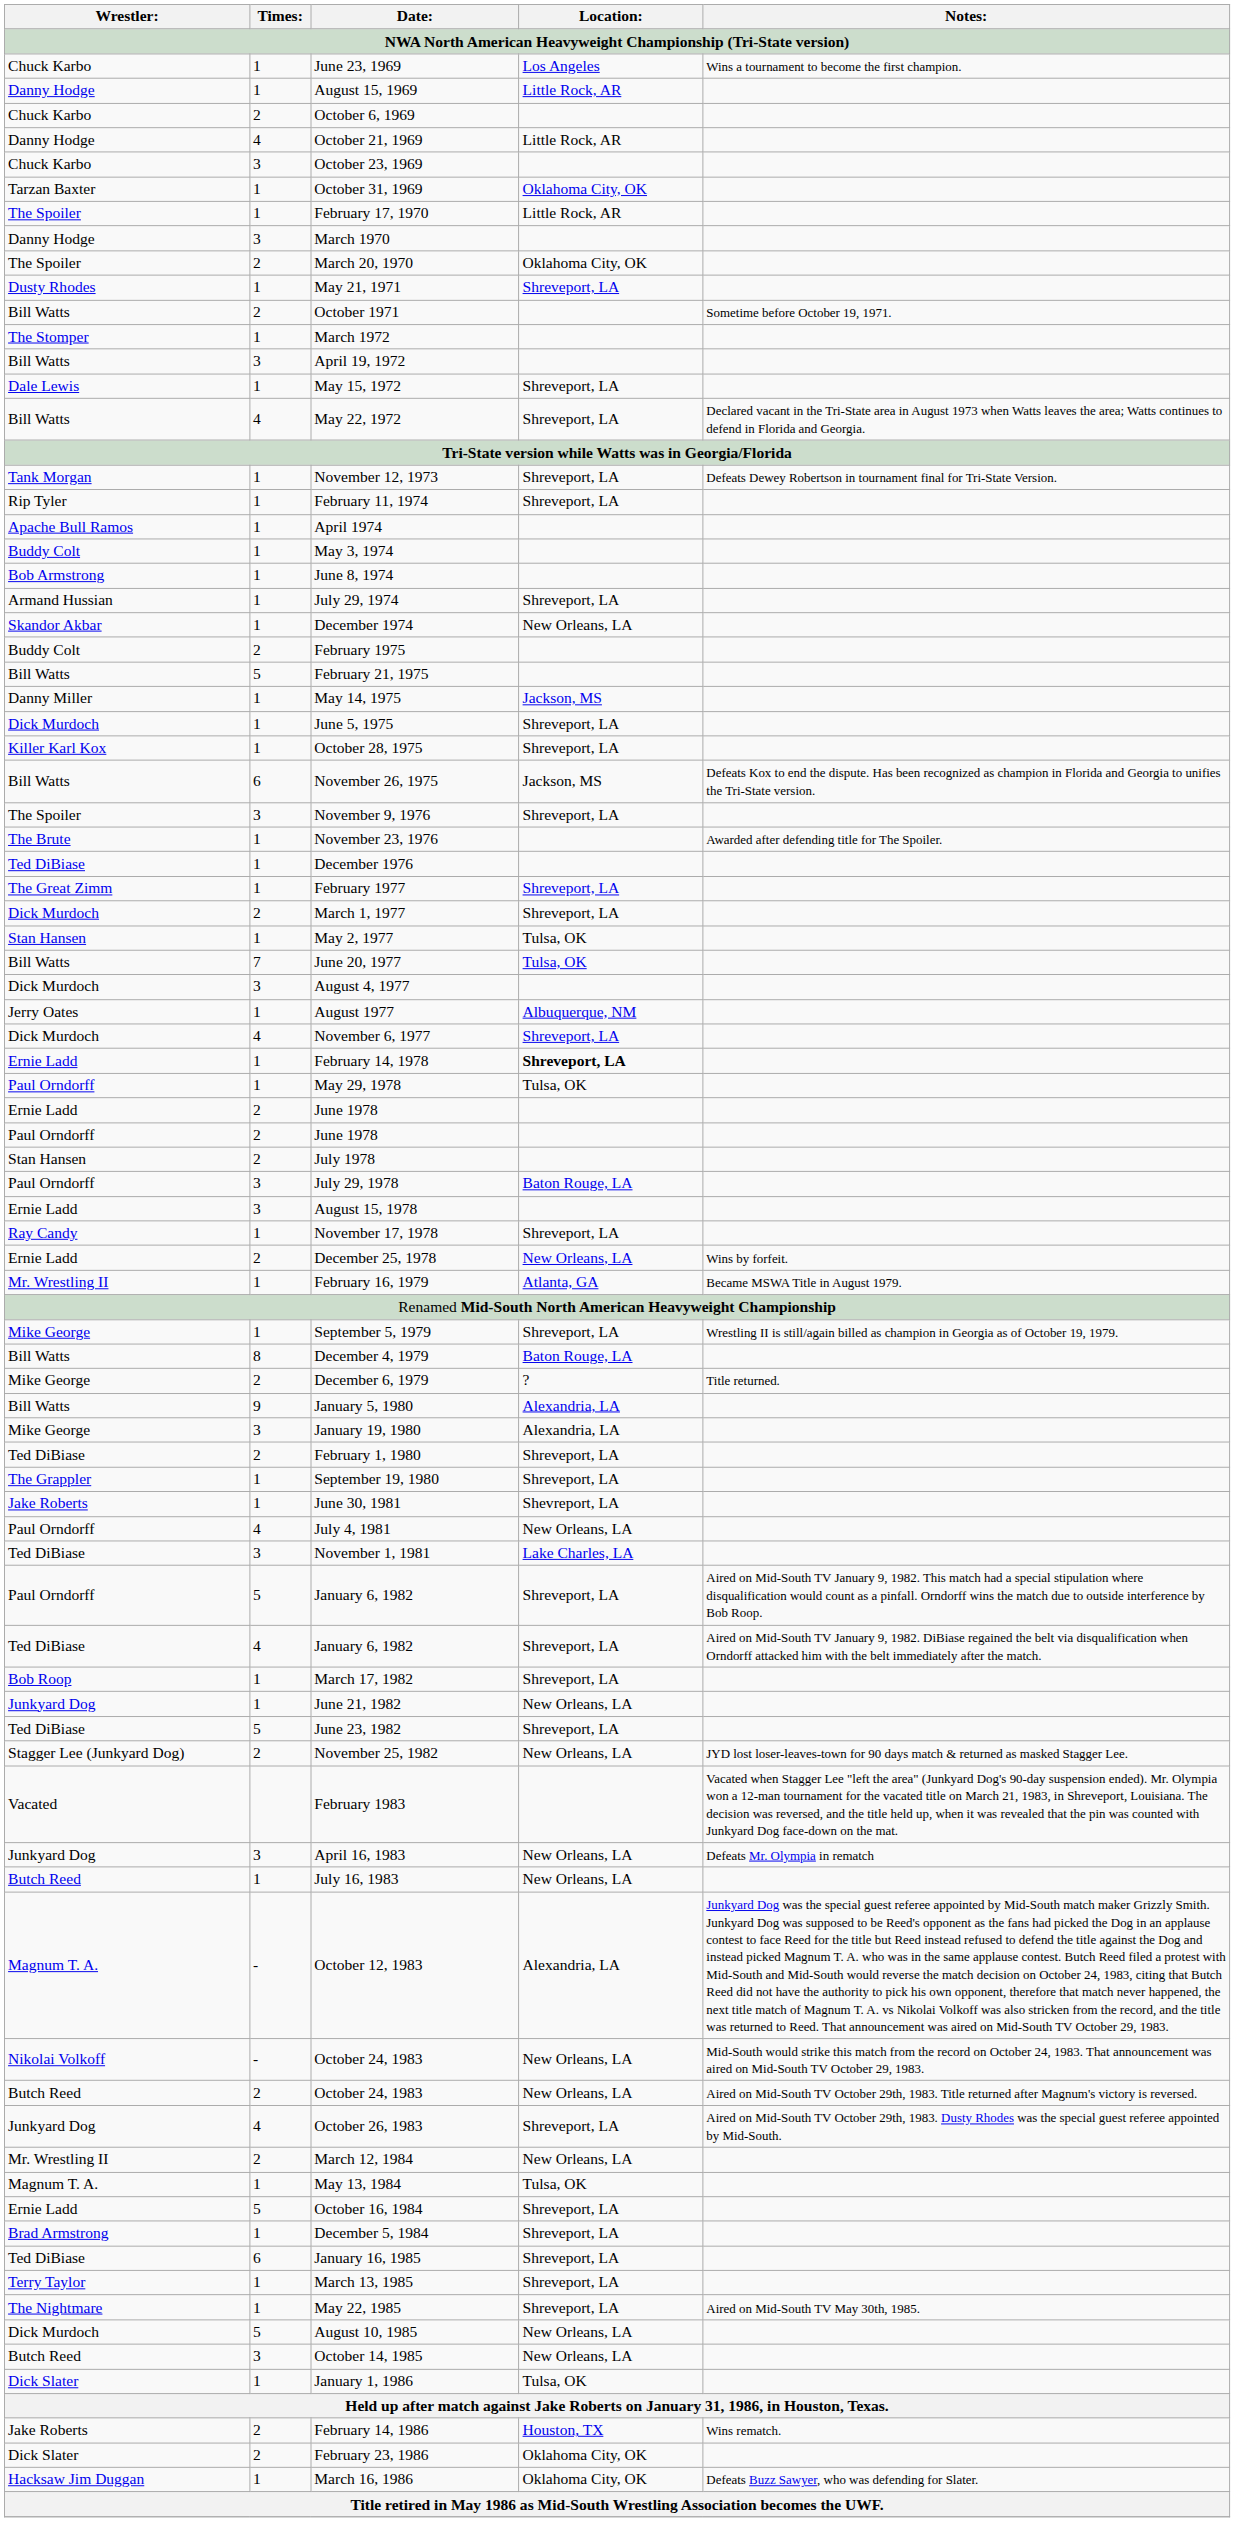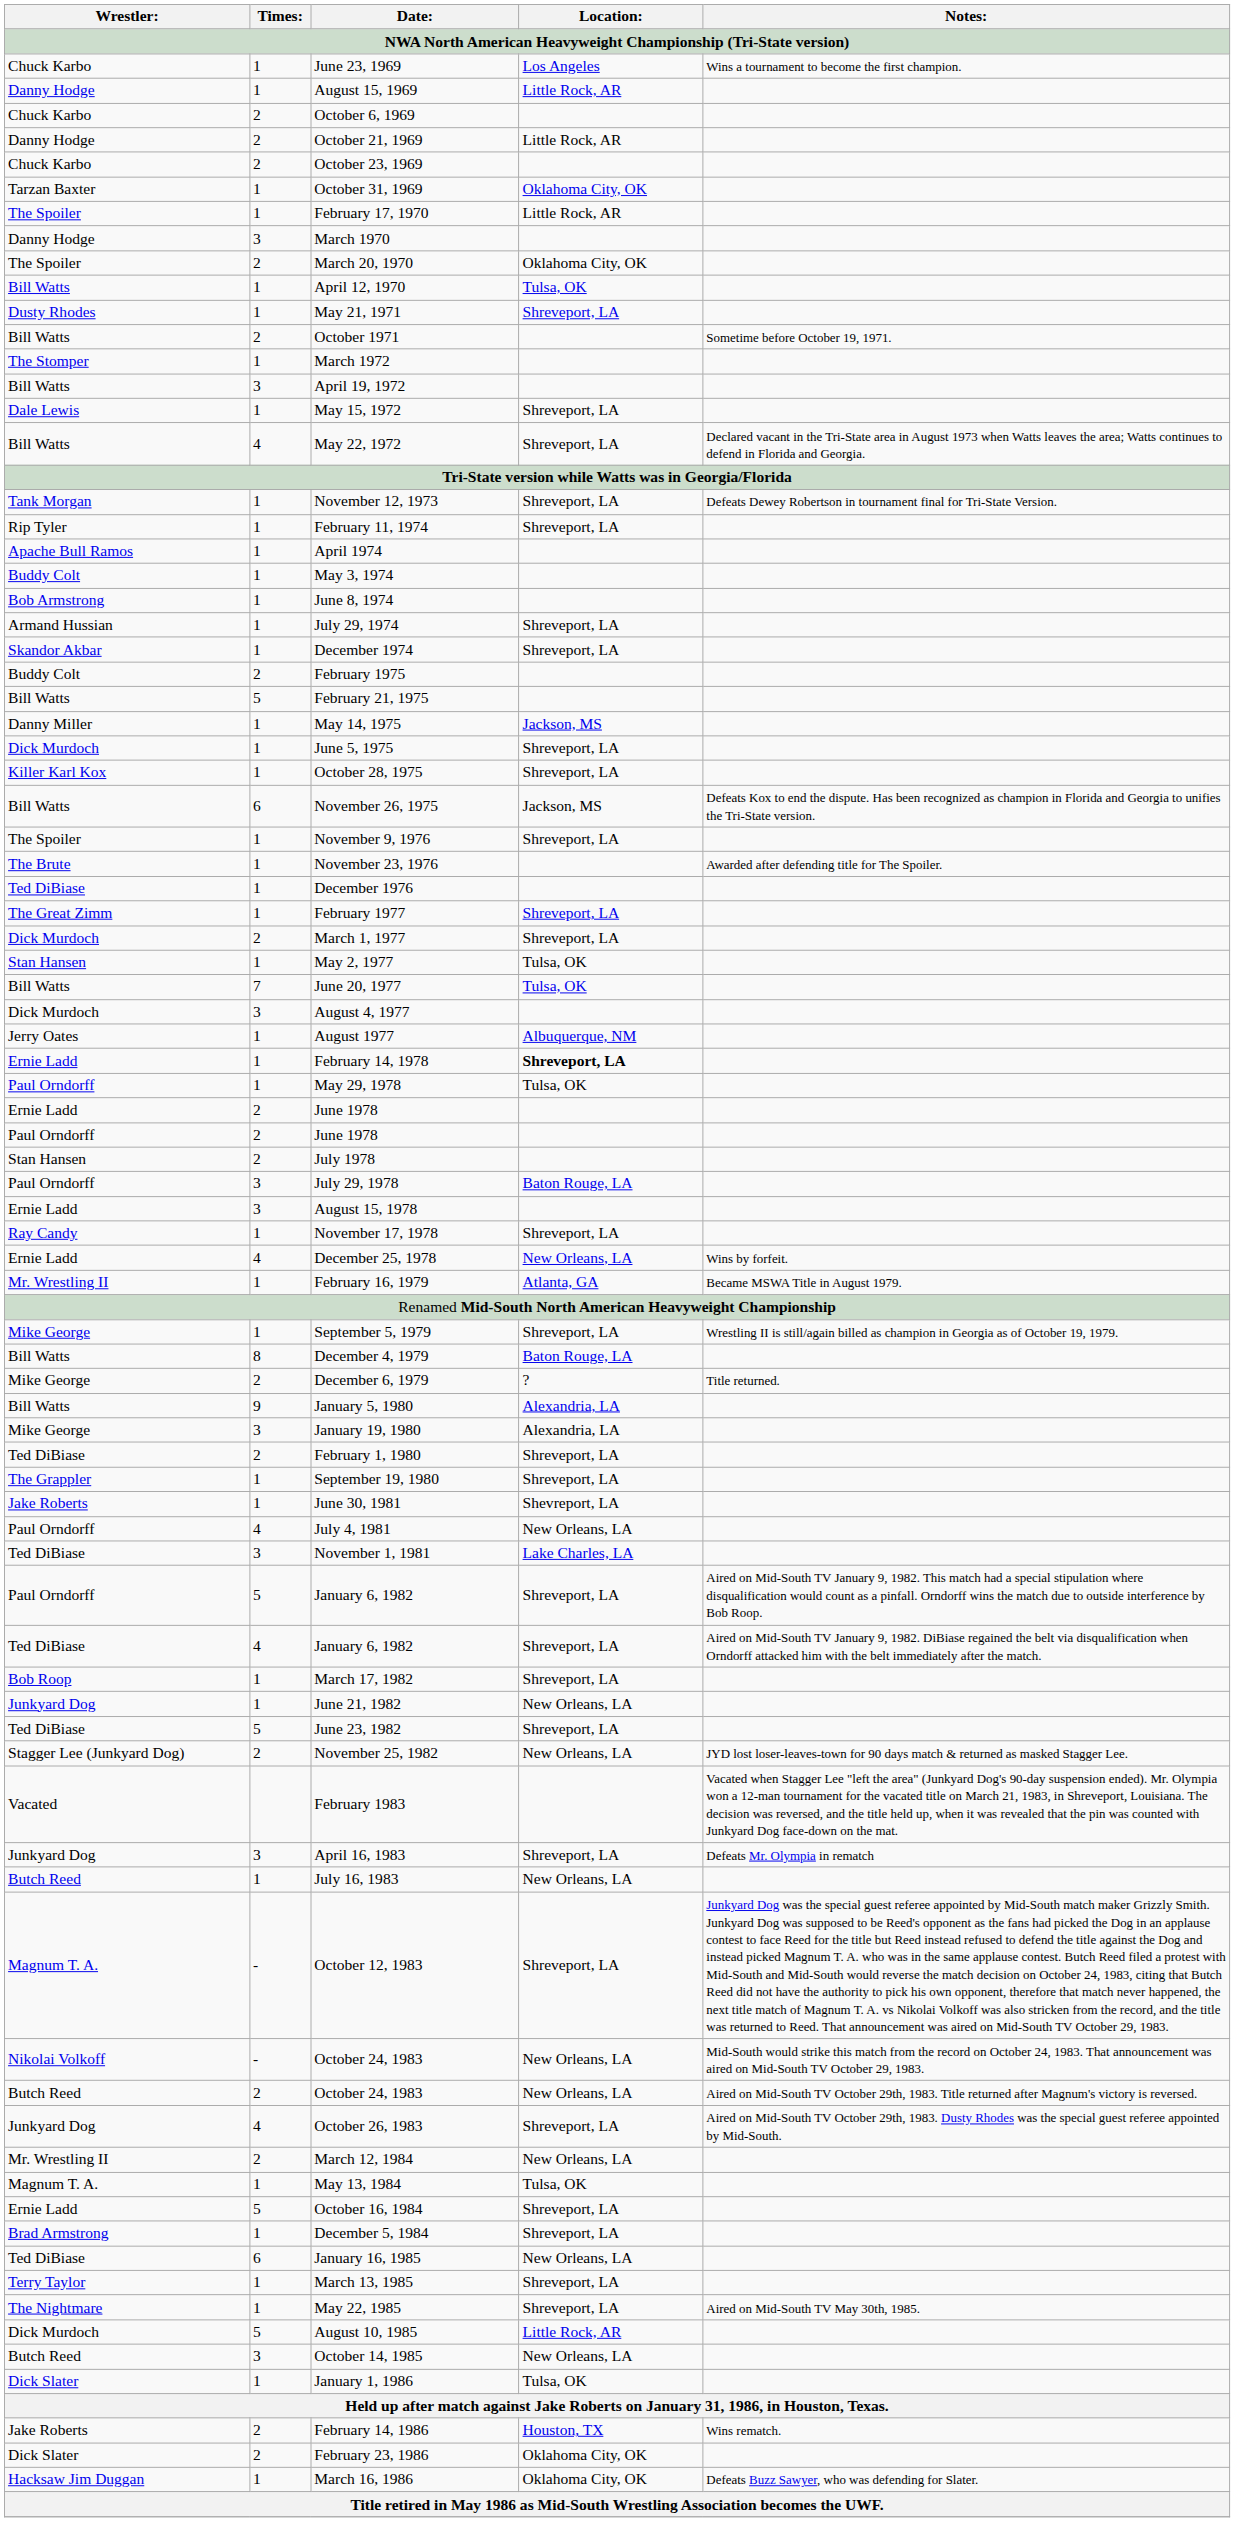(257, 139) 4 -> (257, 139) 2
(257, 164) 3 -> (257, 164) 2
+ row: (39, 287)
(578, 624) New Orleans, LA -> (571, 649) Shreveport, LA
(257, 814) 3 -> (257, 839) 1
- row: (54, 1036)
(257, 1257) 2 -> (257, 1257) 4
(578, 1854) New Orleans, LA -> (571, 1854) Shreveport, LA
(571, 1965) Alexandria, LA -> (571, 1965) Shreveport, LA
(571, 2258) Shreveport, LA -> (578, 2258) New Orleans, LA
(578, 2331) New Orleans, LA -> (572, 2331) Little Rock, AR
